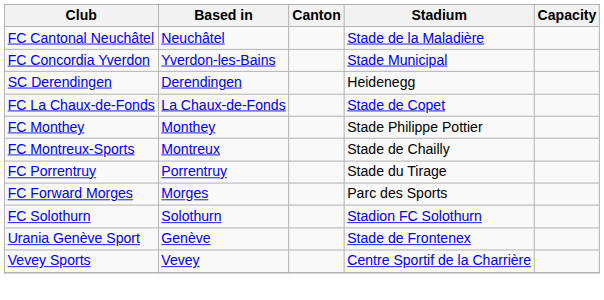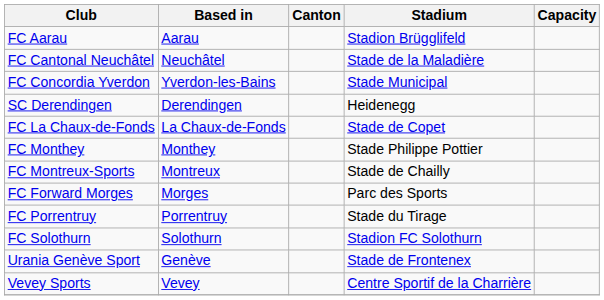+ row: (37, 37)
rows swapped: (70, 194) <-> (52, 171)
